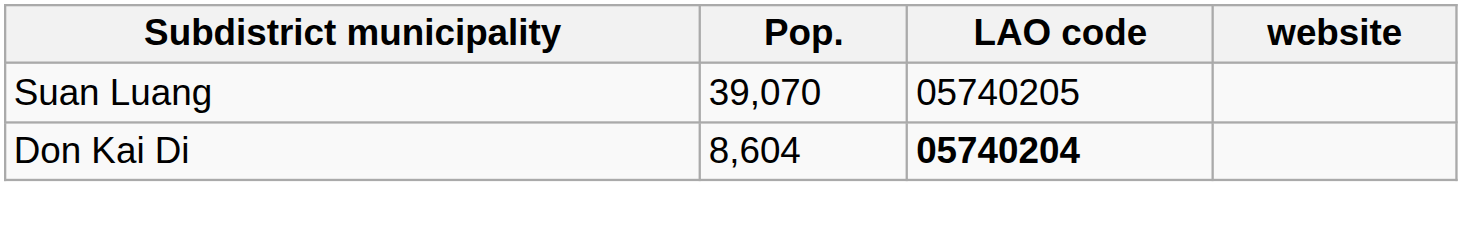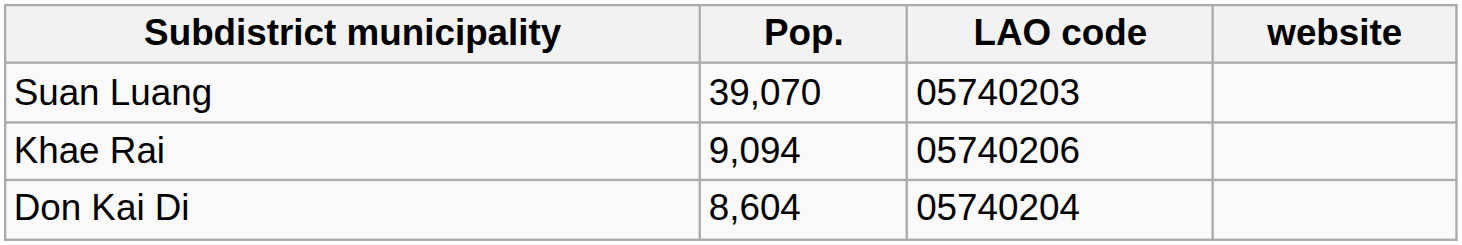(998, 92) 05740205 -> (998, 92) 05740203
+ row: (89, 150)
(998, 150) bold -> (998, 208) normal
